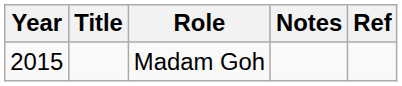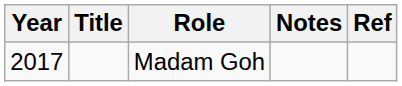(37, 61) 2015 -> (37, 61) 2017
